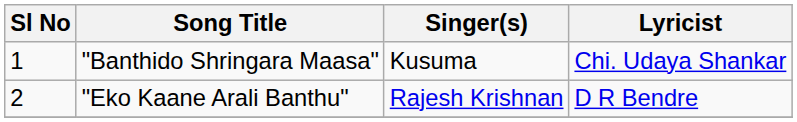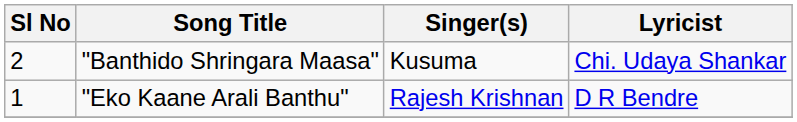(17, 60) 1 -> (17, 60) 2
(17, 98) 2 -> (17, 98) 1
